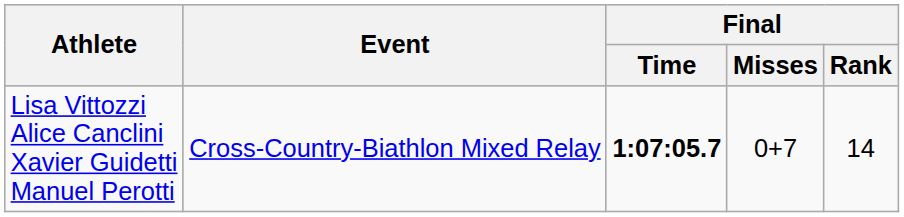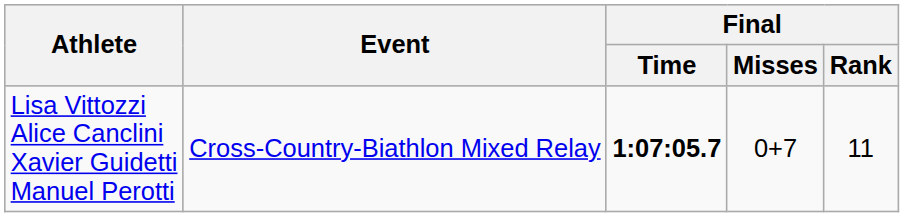(861, 148) 14 -> (861, 148) 11
